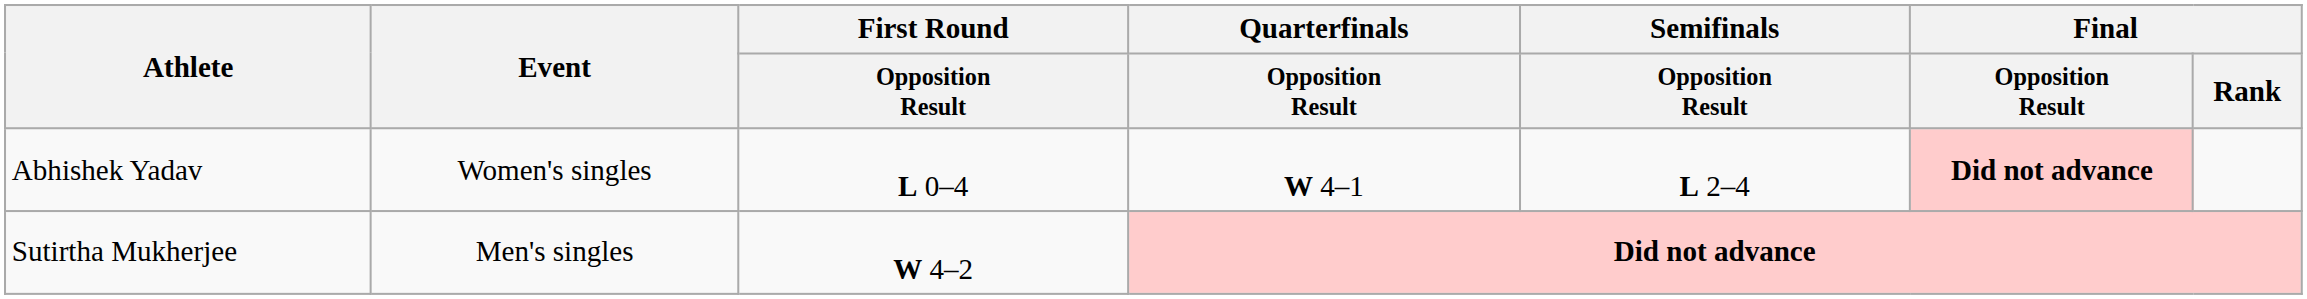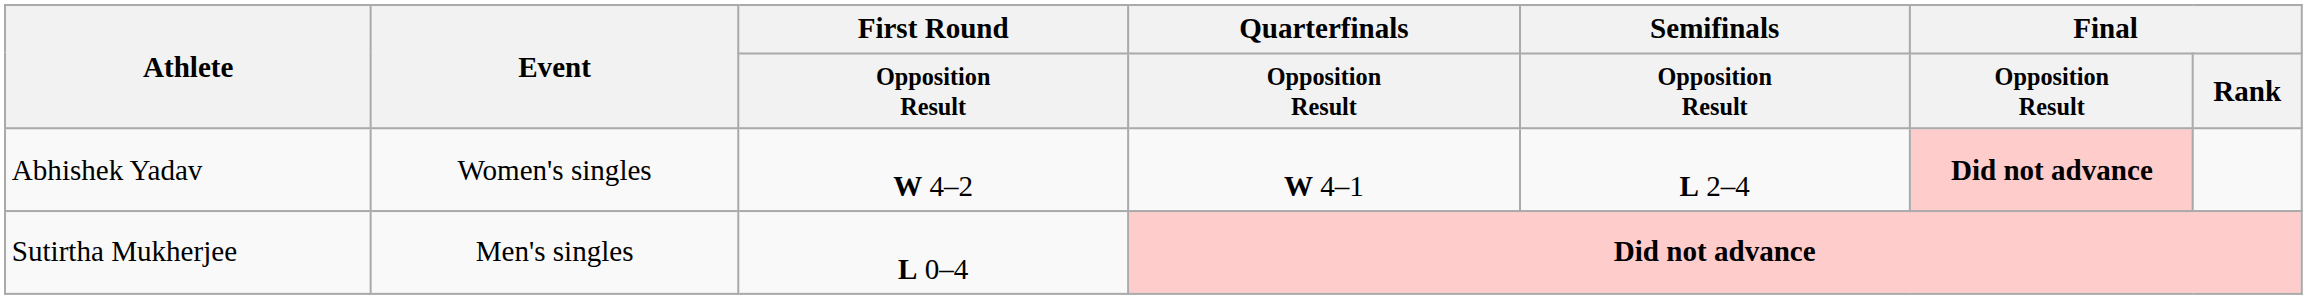(933, 187) L 0–4 -> (933, 187) W 4–2
(933, 269) W 4–2 -> (933, 269) L 0–4
